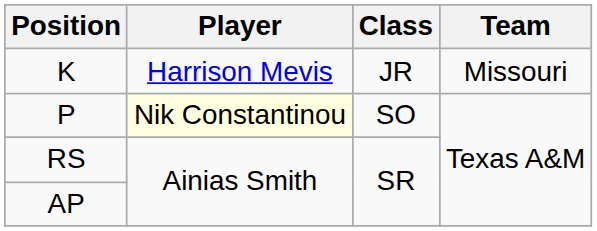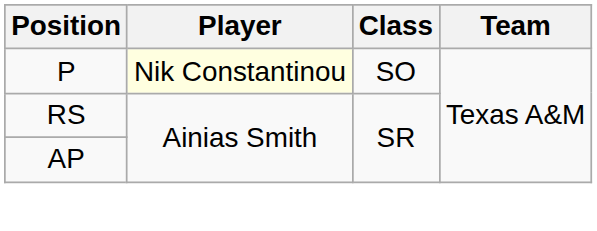- row: (66, 70)
